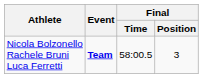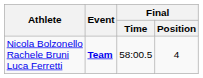(177, 55) 3 -> (177, 55) 4
